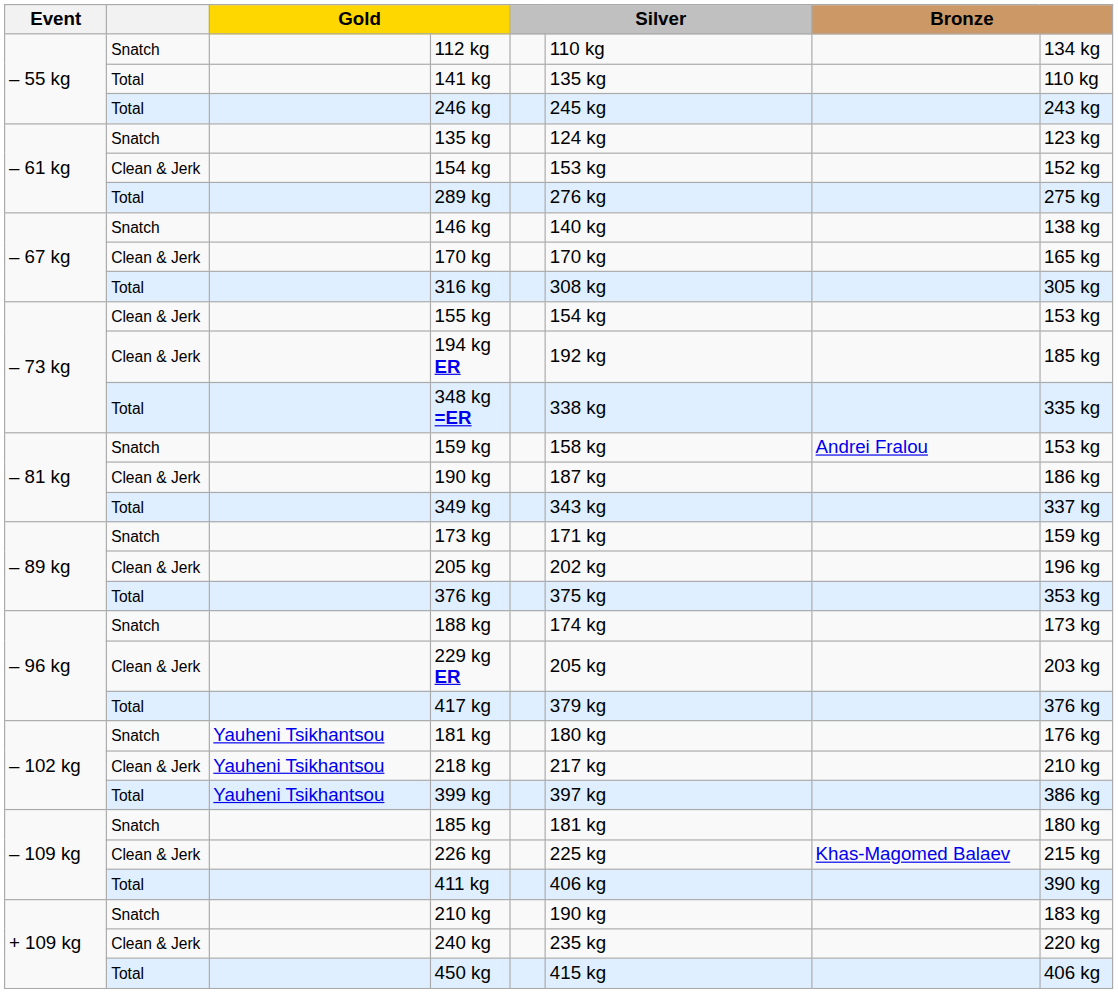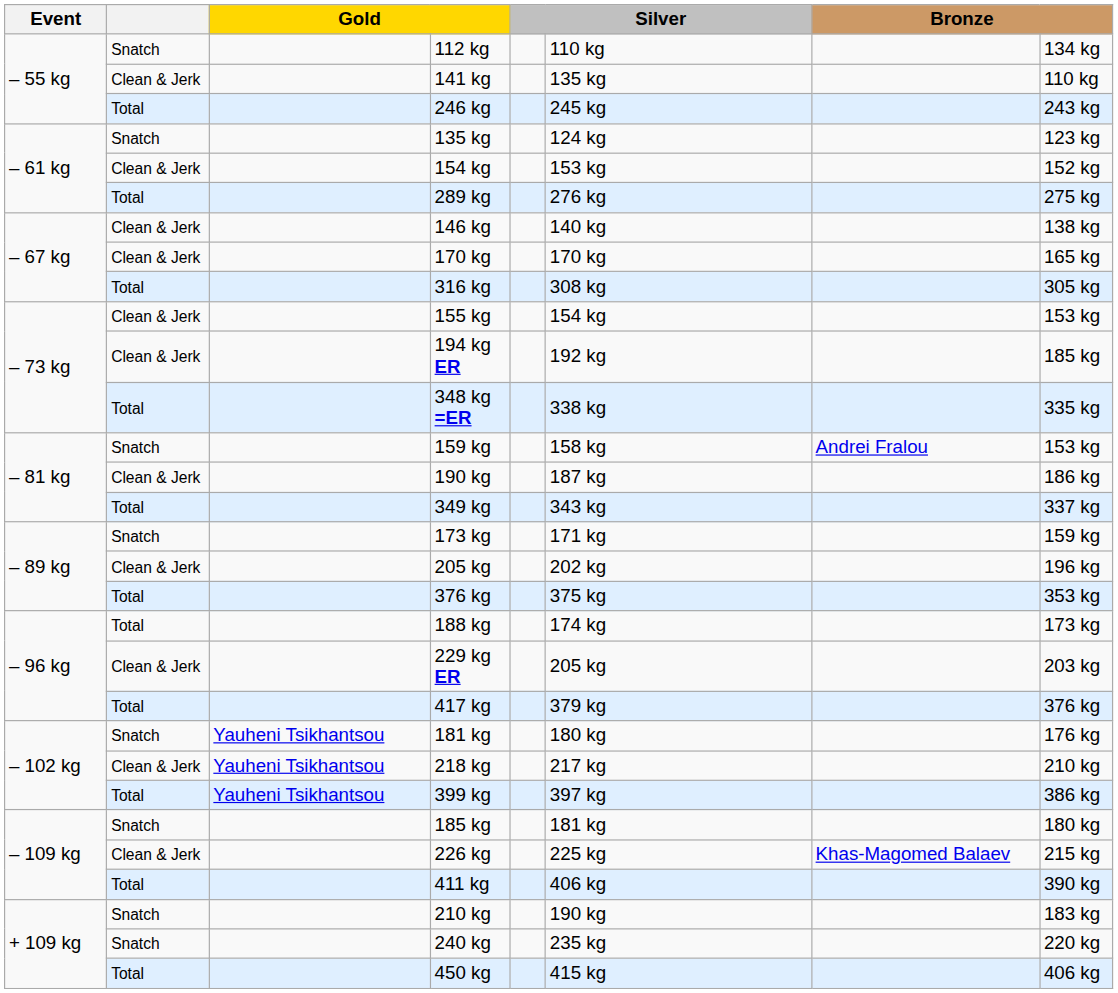(128, 79) Total -> (156, 79) Clean & Jerk
(135, 228) Snatch -> (156, 228) Clean & Jerk
(135, 626) Snatch -> (128, 626) Total
(156, 944) Clean & Jerk -> (135, 944) Snatch
